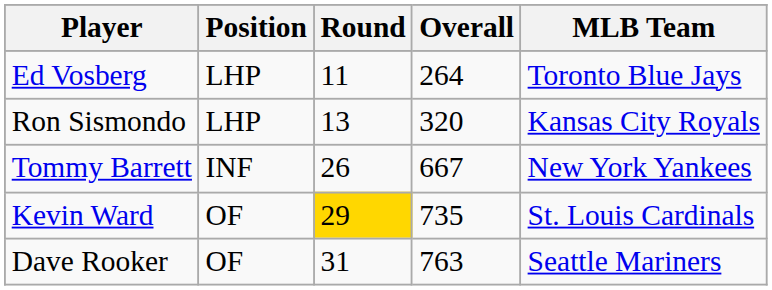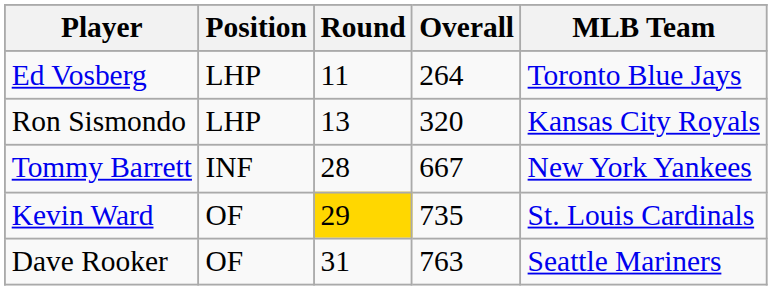(335, 167) 26 -> (335, 167) 28
